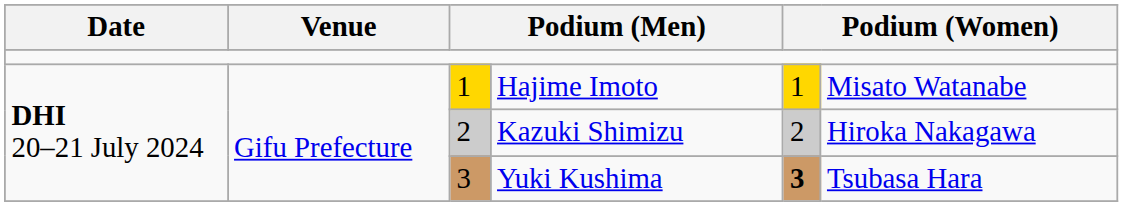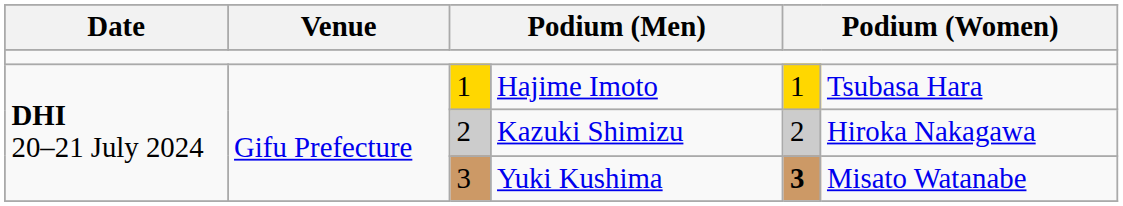(927, 86) Misato Watanabe -> (905, 86) Tsubasa Hara
(905, 177) Tsubasa Hara -> (927, 177) Misato Watanabe
